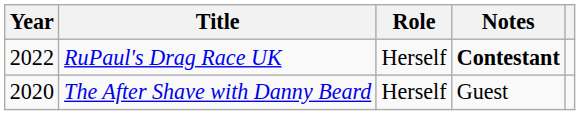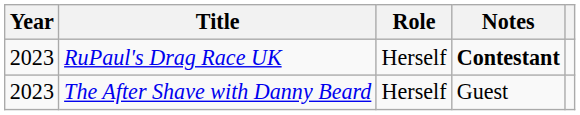(32, 57) 2022 -> (32, 57) 2023
(32, 92) 2020 -> (32, 92) 2023
